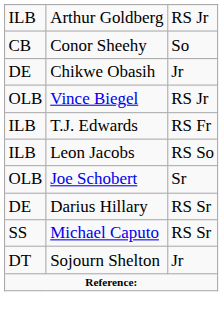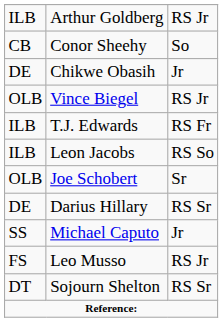(191, 233) RS Sr -> (177, 233) Jr
+ row: (88, 260)
(177, 260) Jr -> (191, 286) RS Sr
